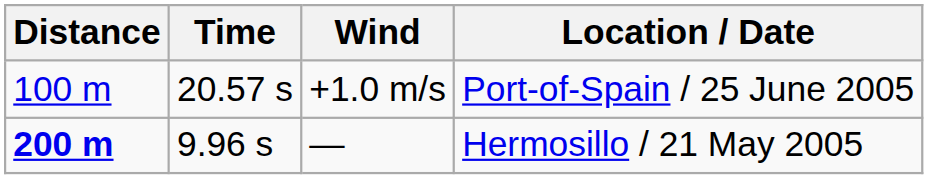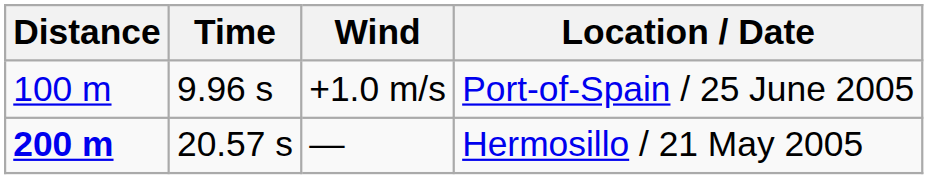(235, 88) 20.57 s -> (225, 88) 9.96 s
(225, 144) 9.96 s -> (235, 144) 20.57 s
